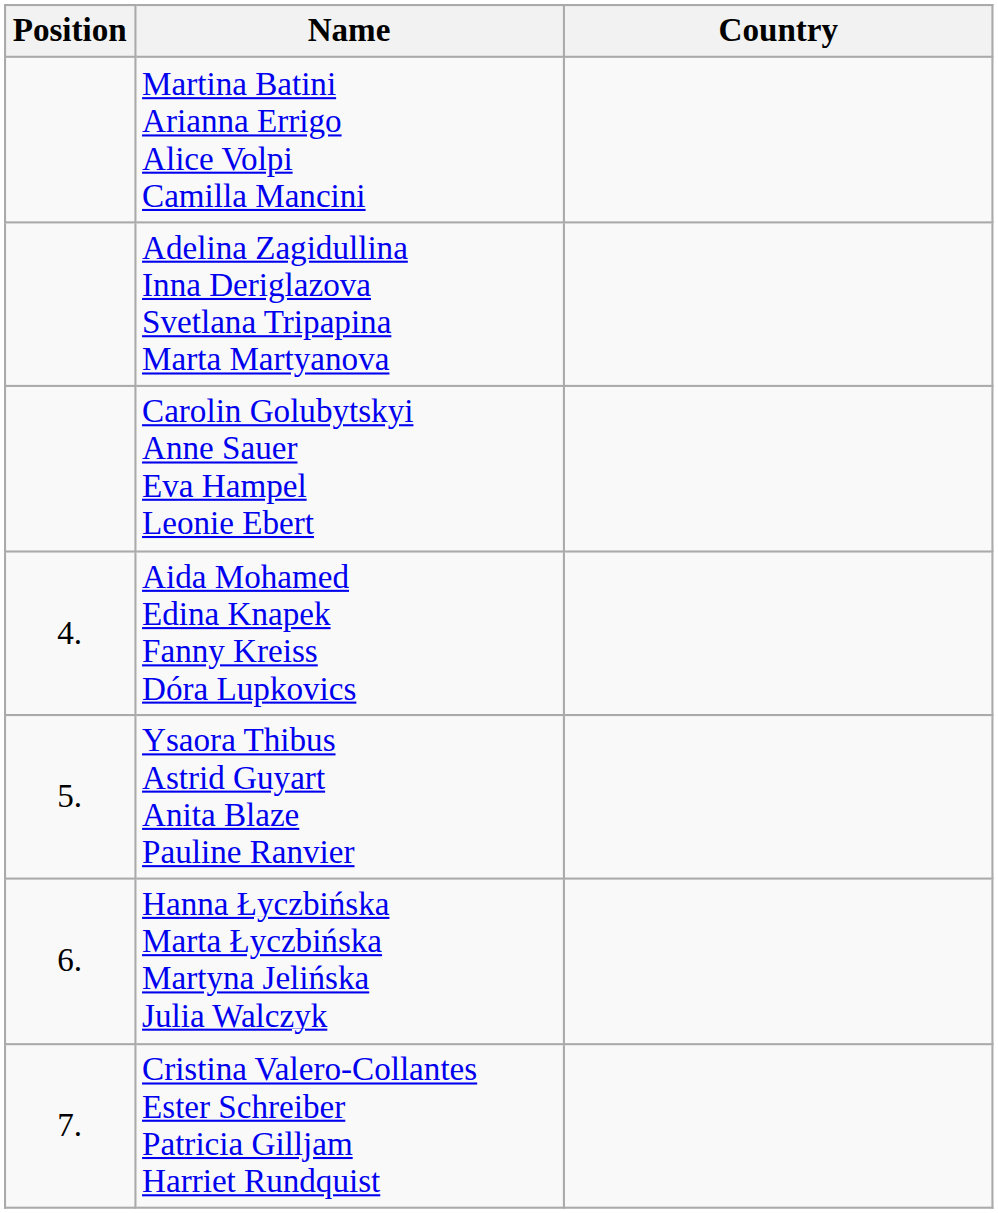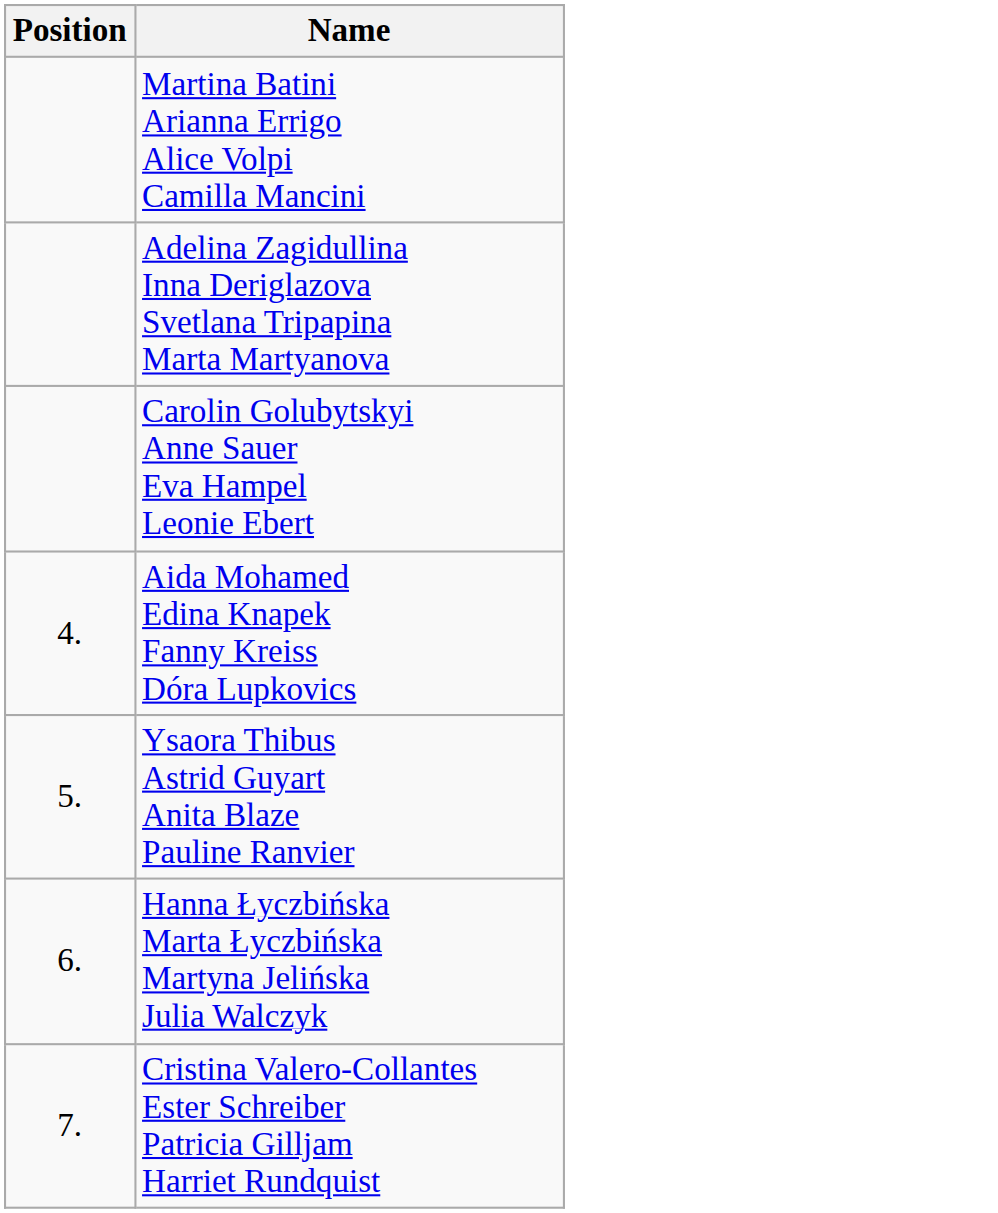- column: (778, 30)
